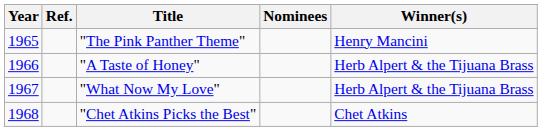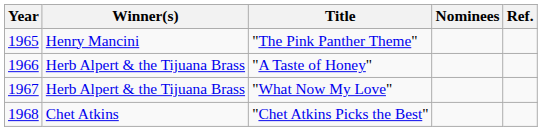columns swapped: (434, 16) <-> (59, 16)
